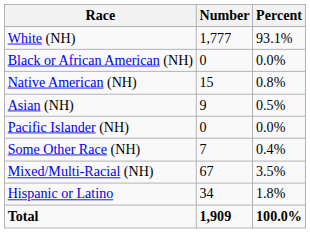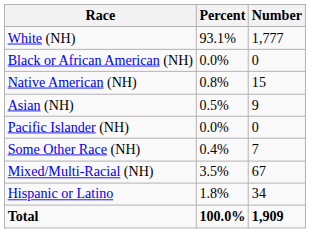columns swapped: (225, 15) <-> (279, 15)
